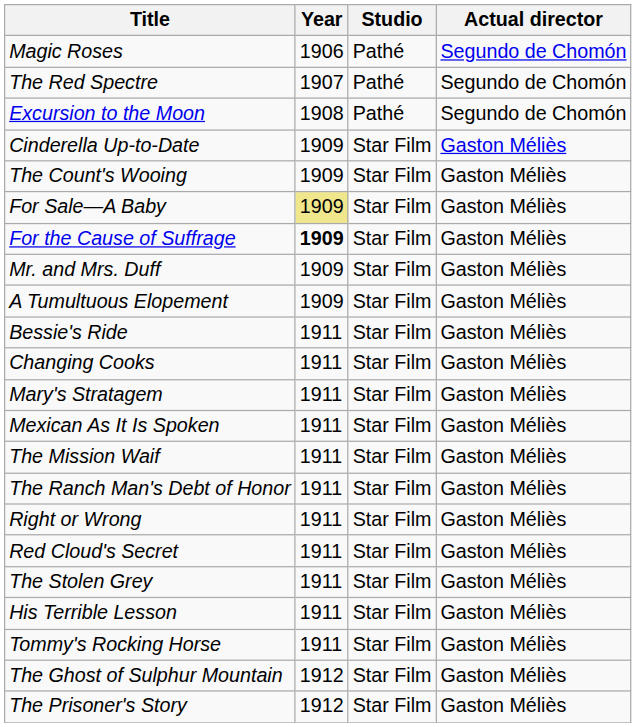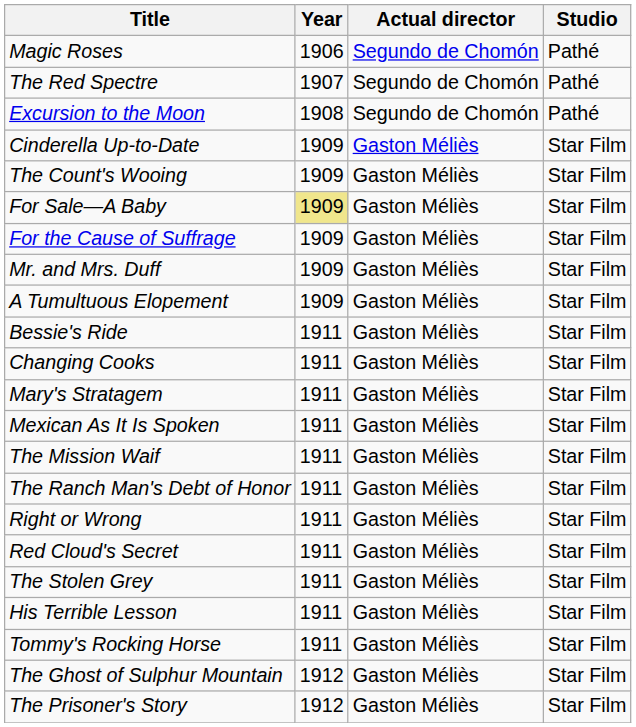columns swapped: (533, 20) <-> (392, 20)
(322, 238) bold -> (322, 238) normal
